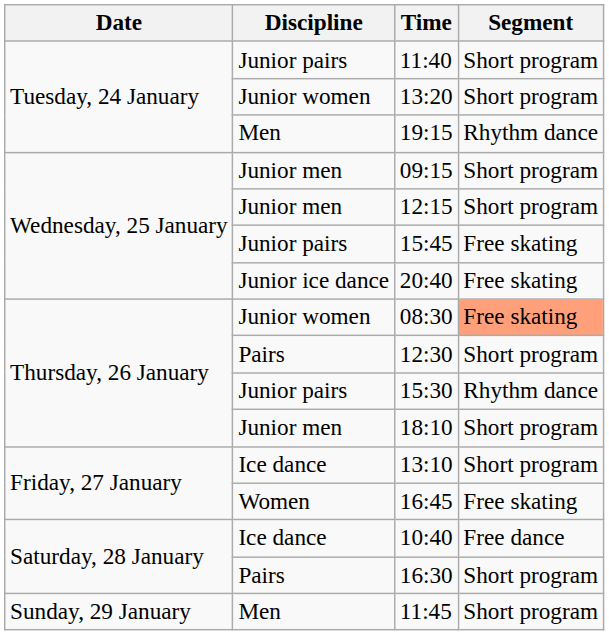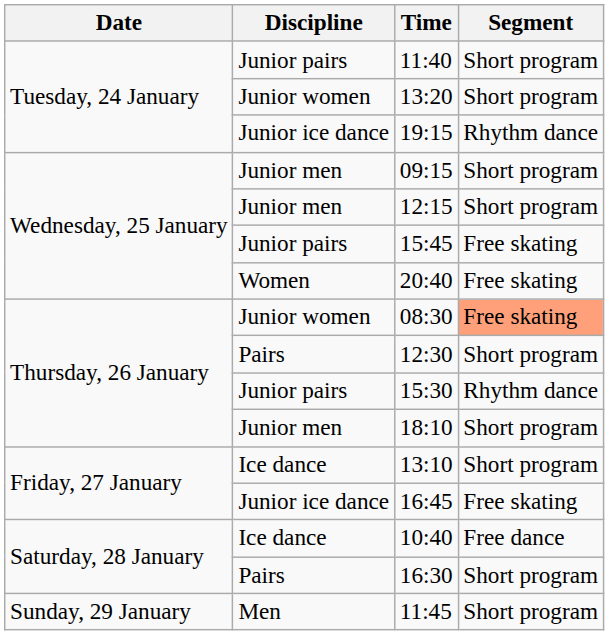(260, 133) Men -> (314, 133) Junior ice dance
(314, 280) Junior ice dance -> (274, 280) Women
(274, 501) Women -> (314, 501) Junior ice dance
